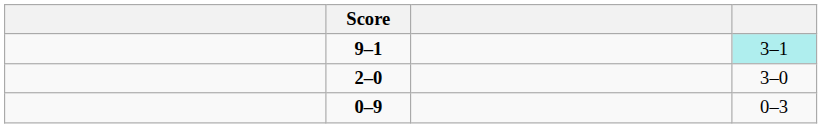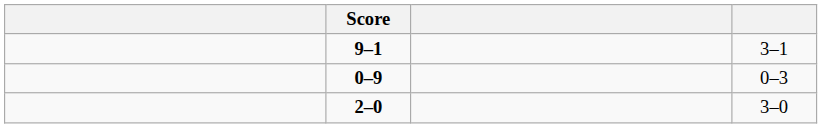(774, 48) paleturquoise background -> (774, 48) no background
rows swapped: (368, 78) <-> (368, 107)
